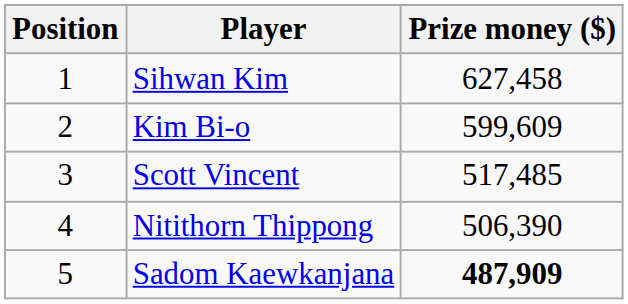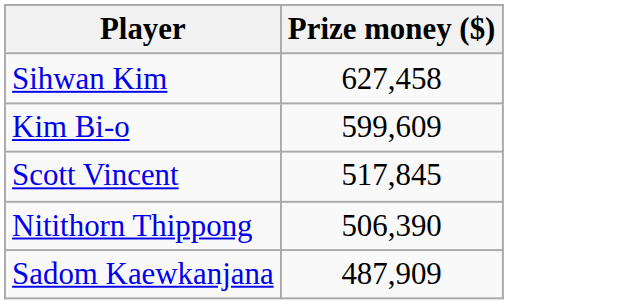- column: (65, 28)
(512, 175) 517,485 -> (392, 175) 517,845
(512, 273) bold -> (392, 273) normal
